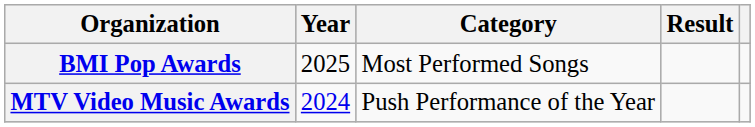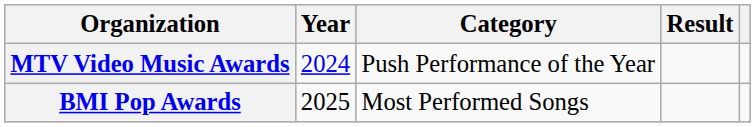rows swapped: (150, 102) <-> (150, 63)
